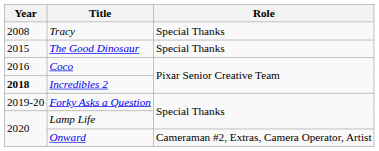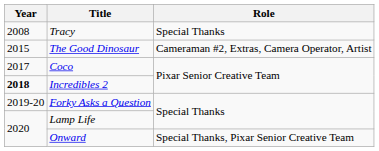(190, 48) Special Thanks -> (264, 48) Cameraman #2, Extras, Camera Operator, Artist
(18, 66) 2016 -> (18, 66) 2017
(264, 137) Cameraman #2, Extras, Camera Operator, Artist -> (255, 137) Special Thanks, Pixar Senior Creative Team
